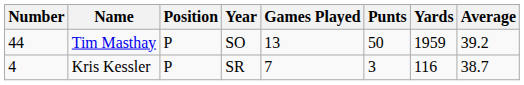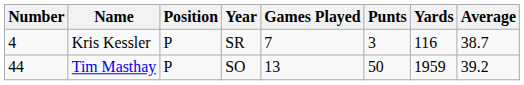rows swapped: (111, 67) <-> (114, 42)
